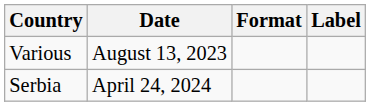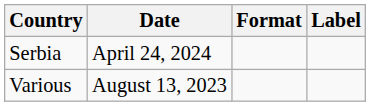rows swapped: (40, 52) <-> (35, 85)
